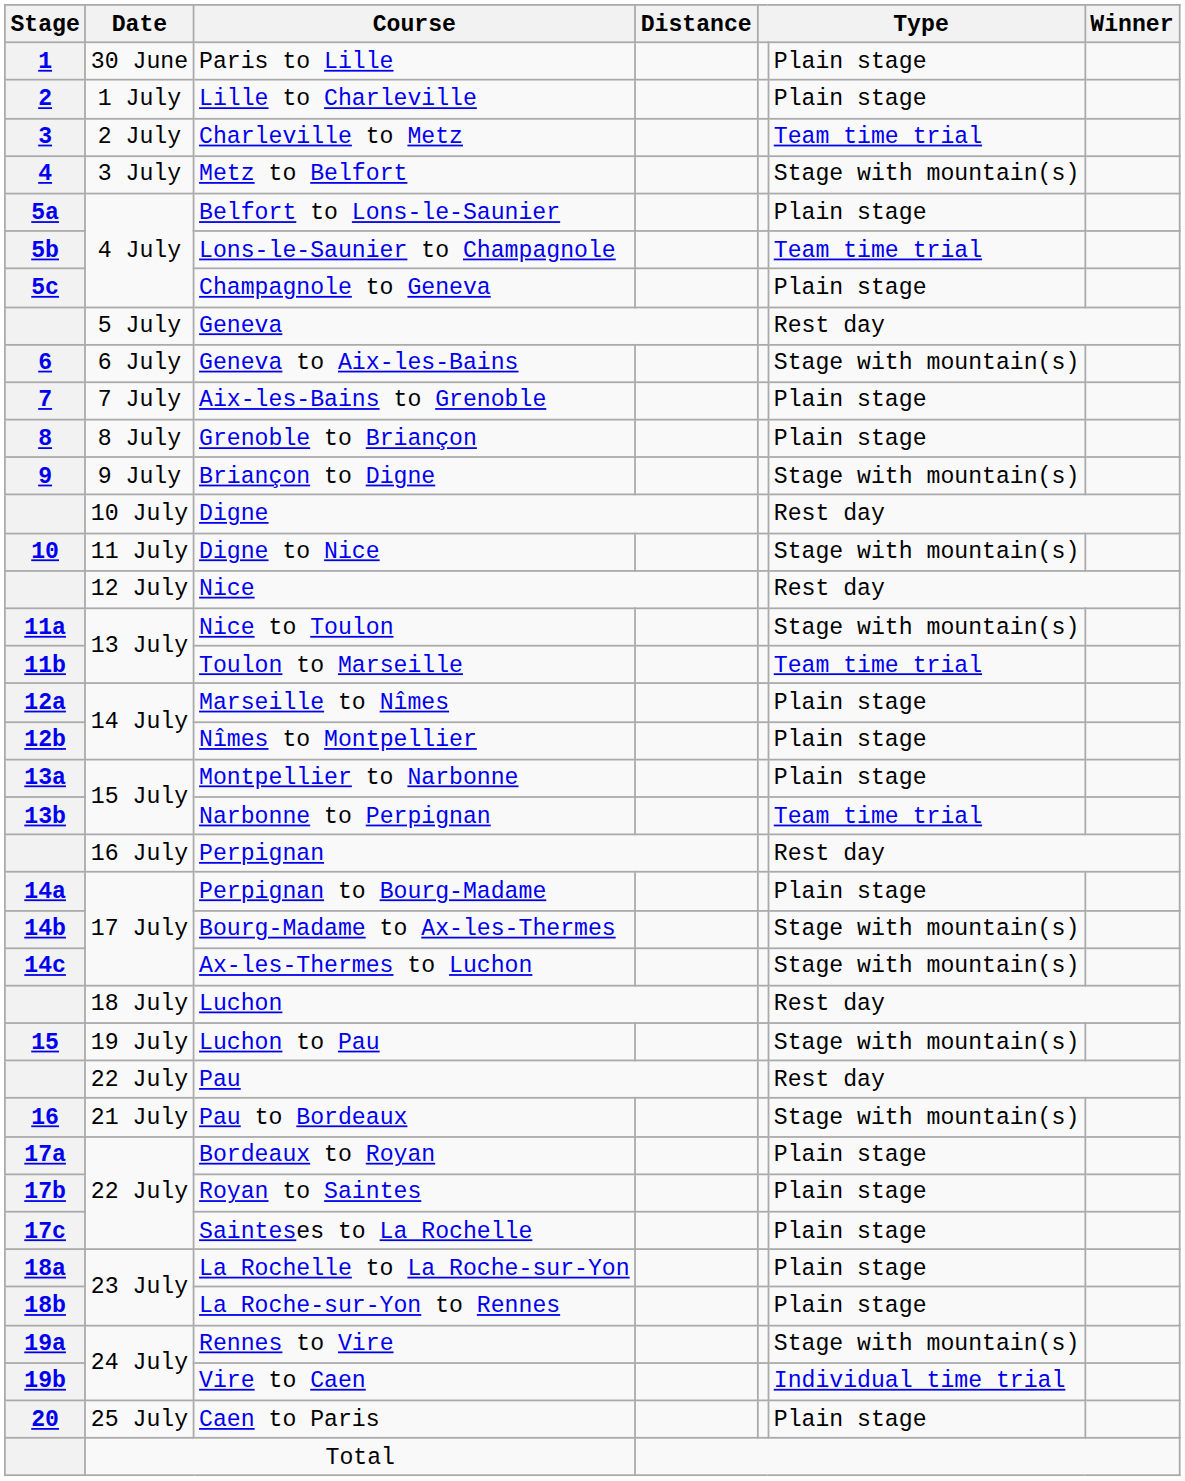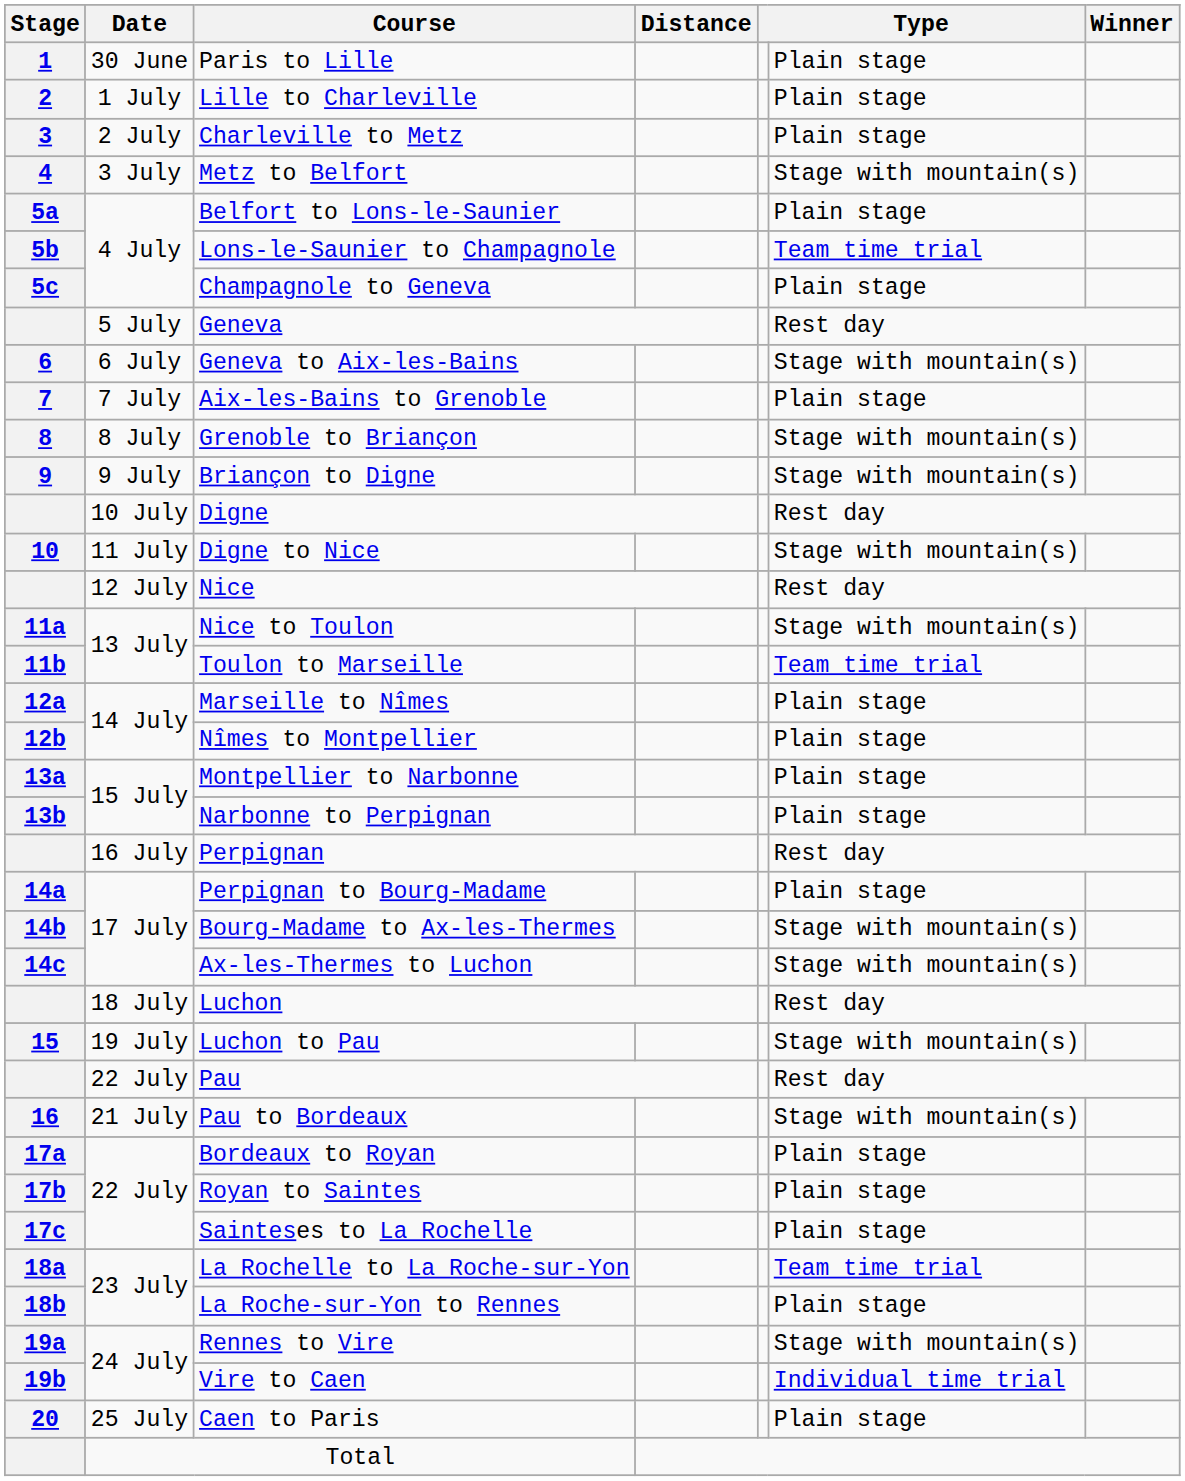(878, 137) Team time trial -> (850, 137) Plain stage
(850, 439) Plain stage -> (927, 439) Stage with mountain(s)
(878, 816) Team time trial -> (850, 816) Plain stage
(850, 1268) Plain stage -> (878, 1268) Team time trial
